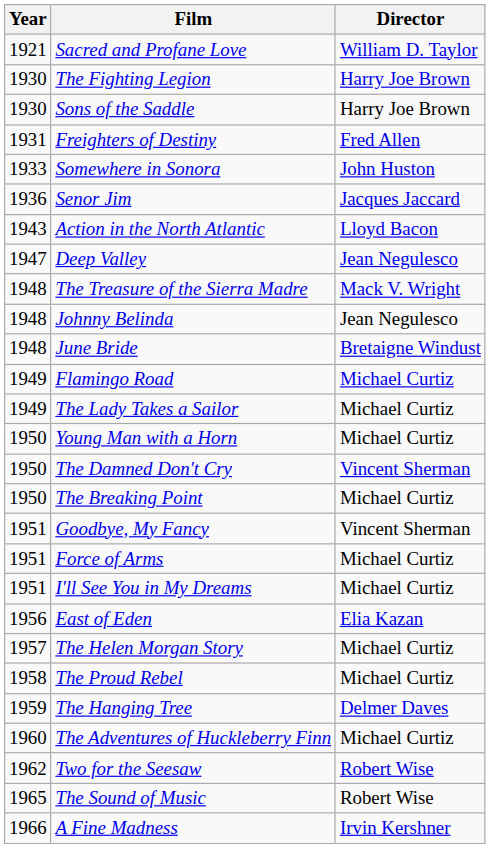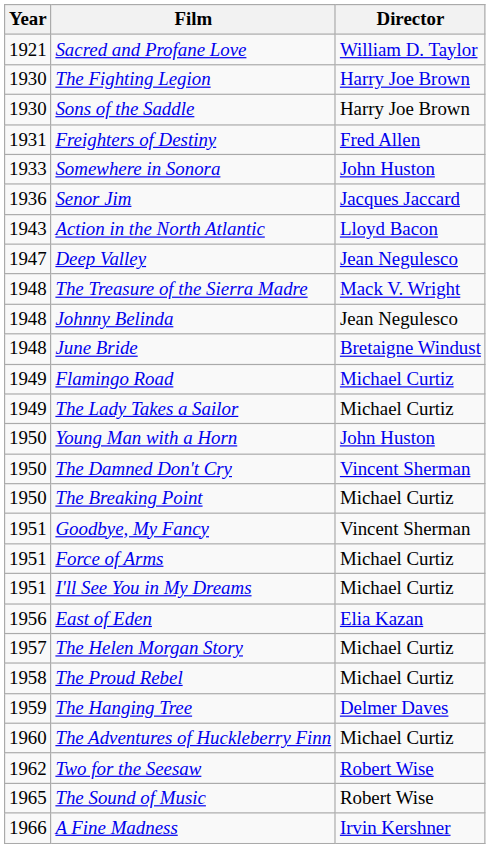(397, 438) Michael Curtiz -> (387, 438) John Huston
